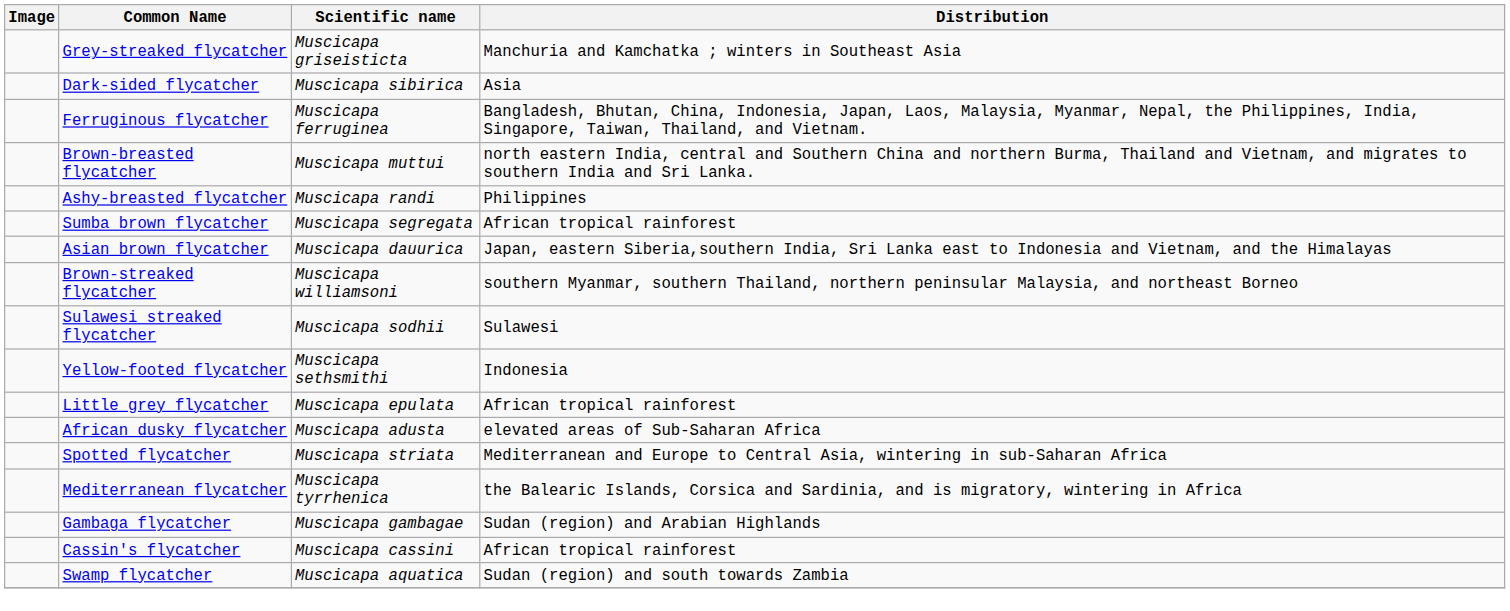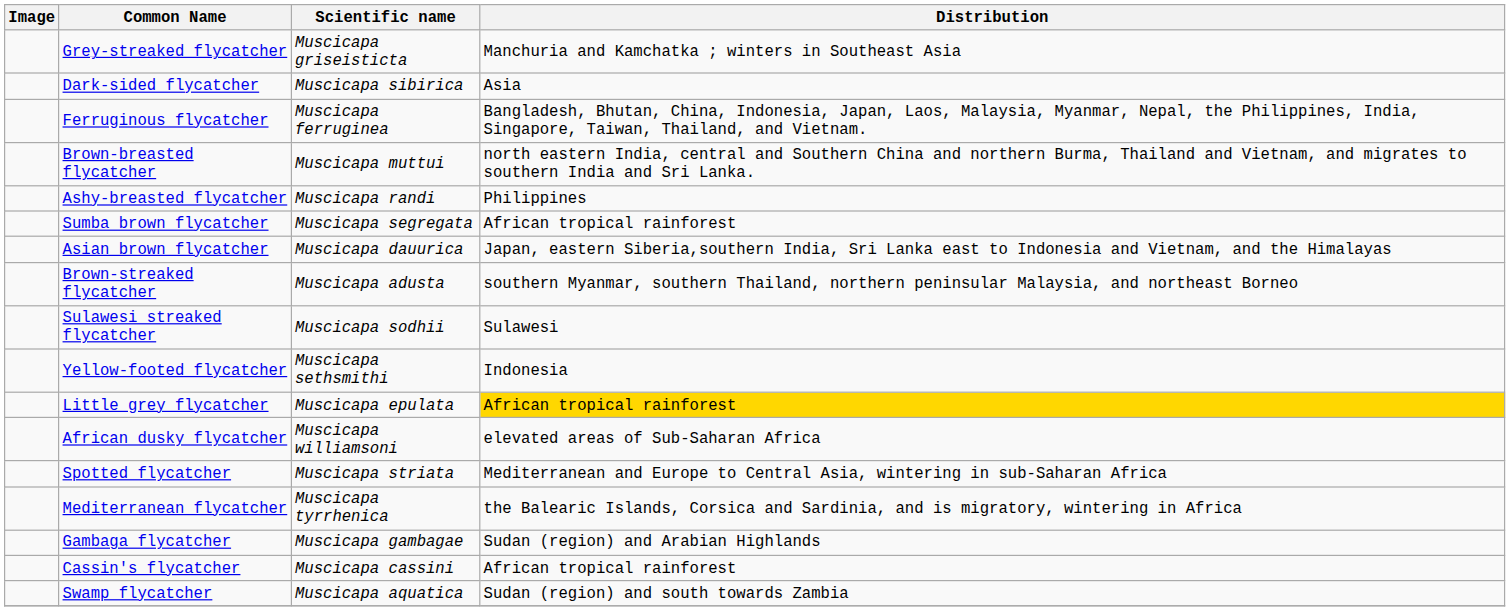(346, 284) Muscicapa williamsoni -> (370, 284) Muscicapa adusta
(610, 405) no background -> (610, 405) gold background
(370, 430) Muscicapa adusta -> (346, 439) Muscicapa williamsoni
